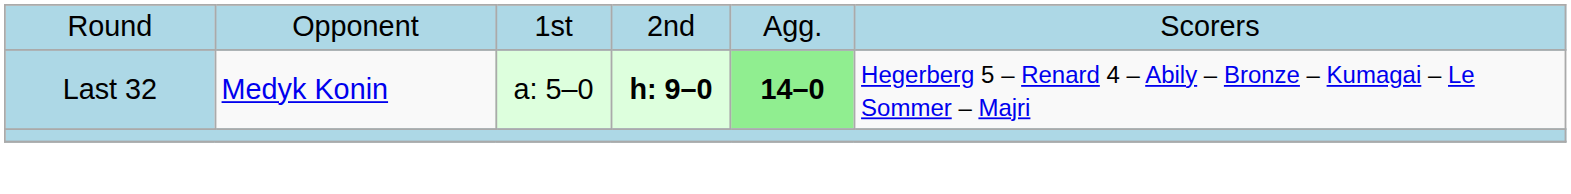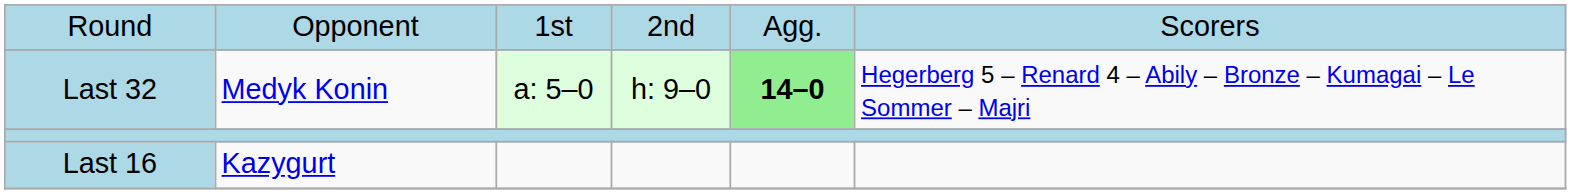(671, 89) bold -> (671, 89) normal
+ row: (110, 164)
